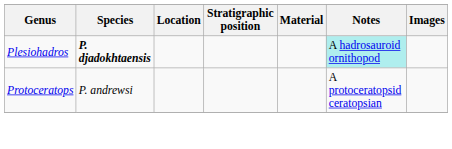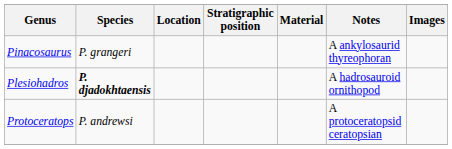+ row: (39, 51)
(365, 51) paleturquoise background -> (365, 83) no background
